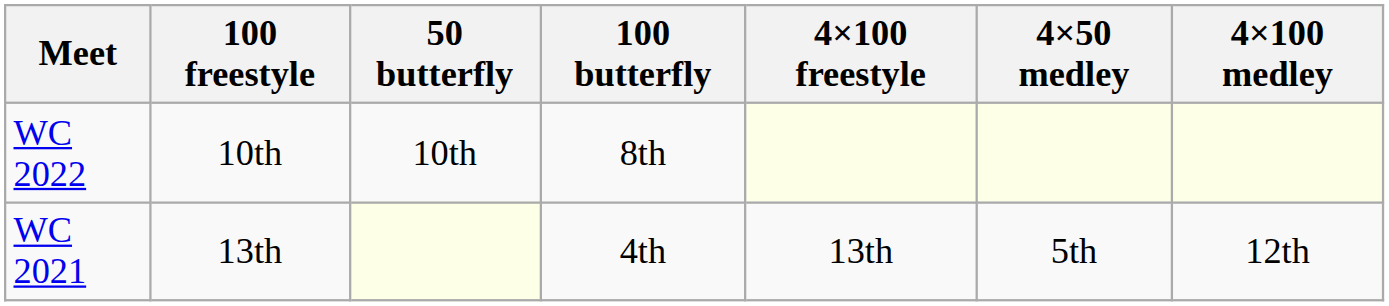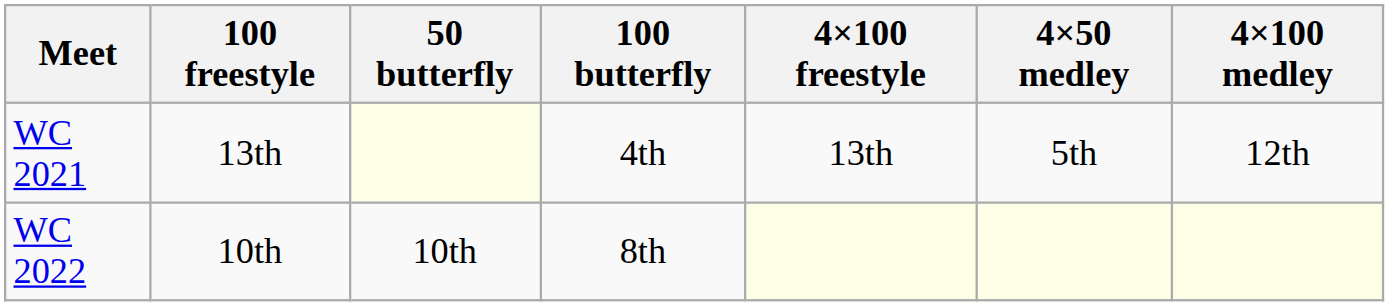rows swapped: (50, 250) <-> (50, 152)
